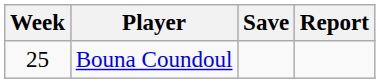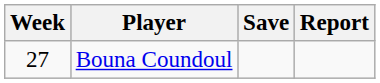(38, 59) 25 -> (38, 59) 27
